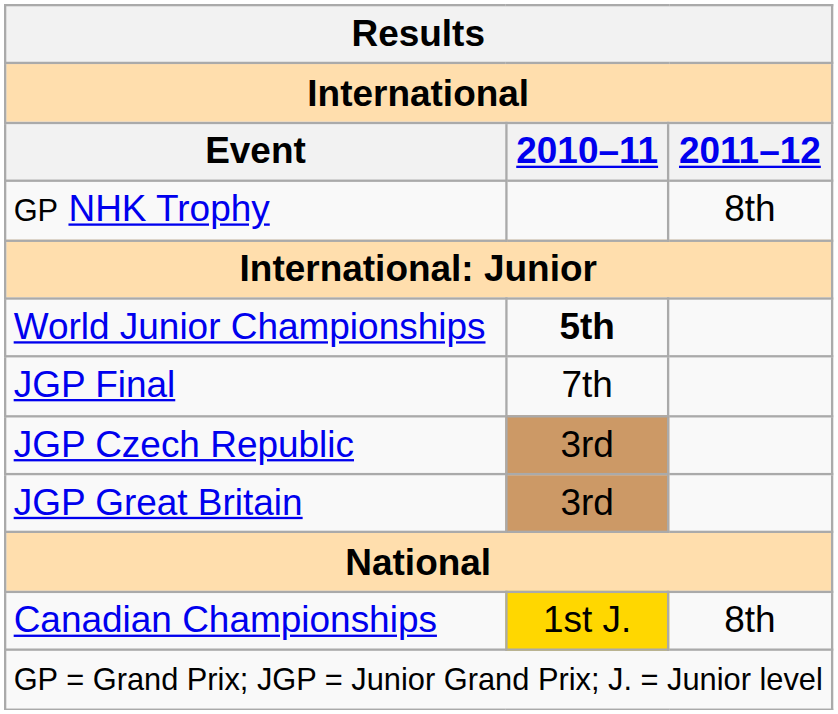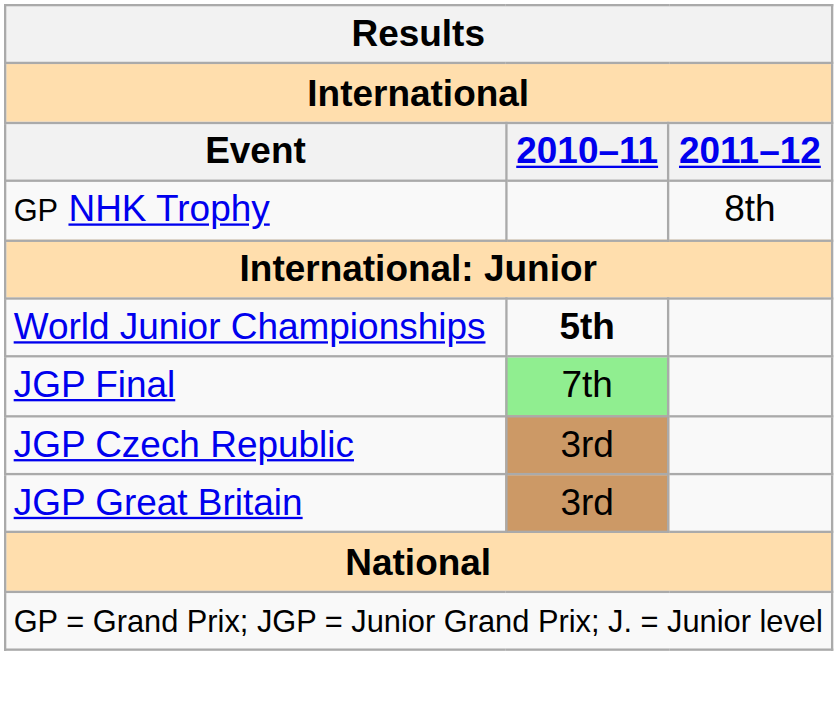(587, 385) no background -> (587, 385) lightgreen background
- row: (225, 619)
